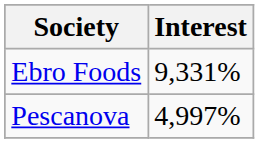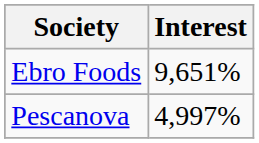(197, 71) 9,331% -> (197, 71) 9,651%
